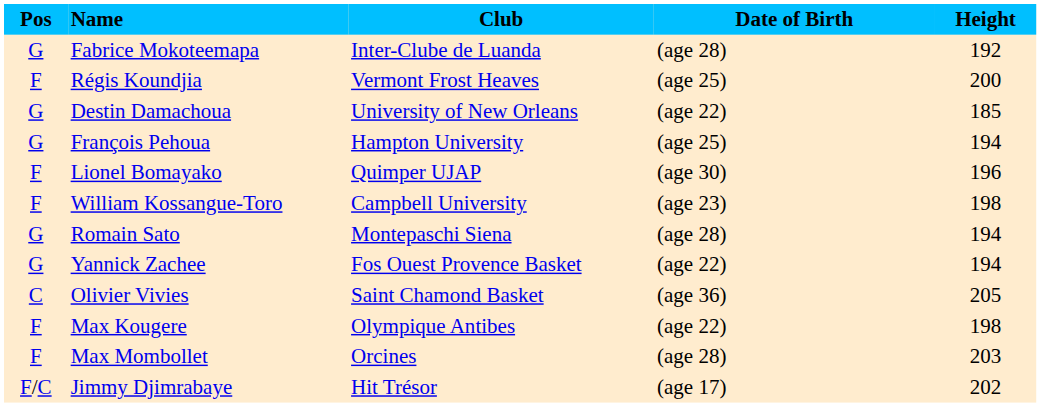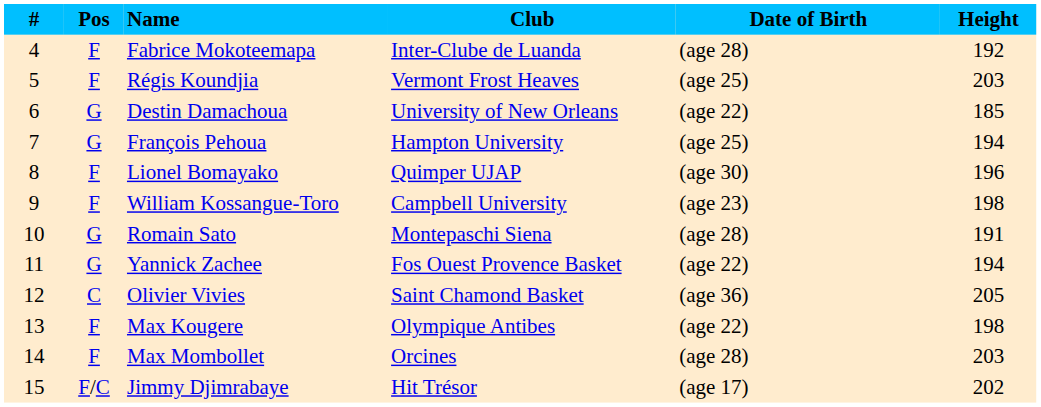+ column: (34, 19)
(36, 49) G -> (94, 49) F
(985, 80) 200 -> (988, 80) 203
(985, 233) 194 -> (988, 233) 191
